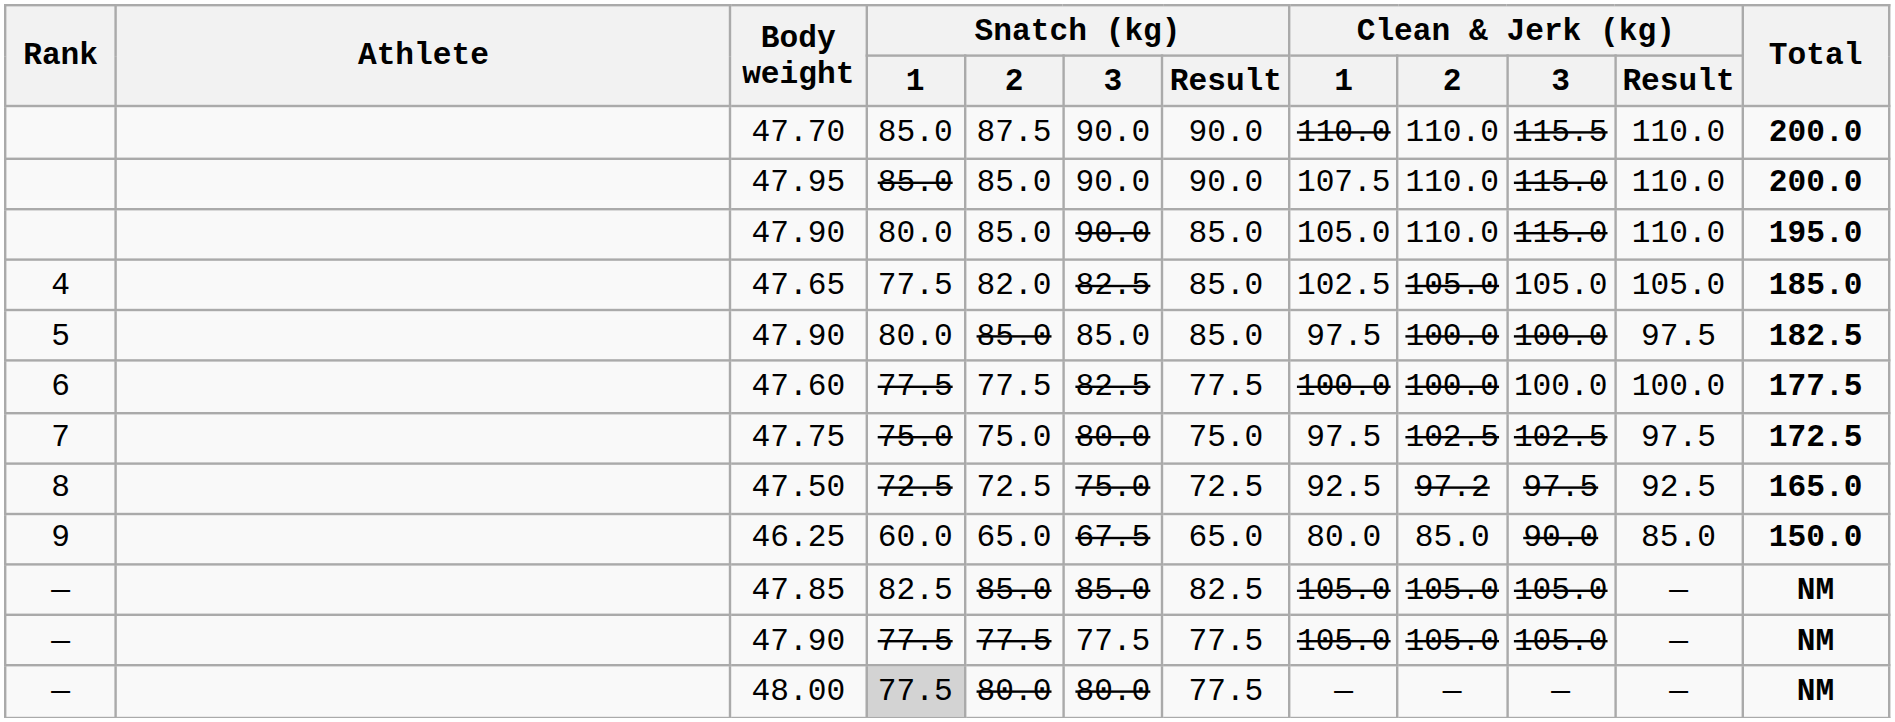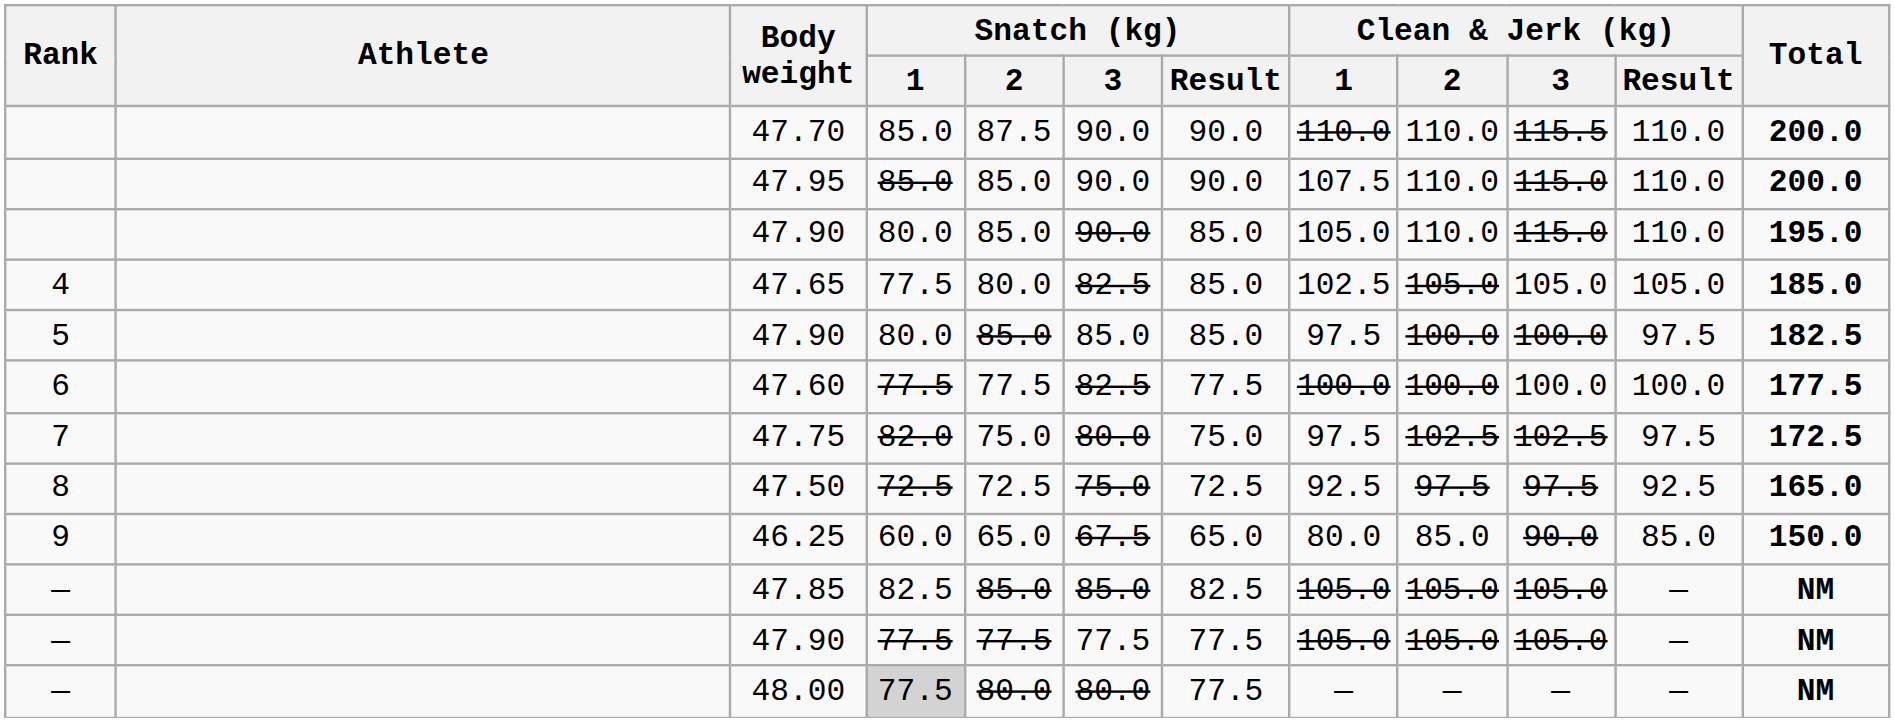(1014, 285) 82.0 -> (1014, 285) 80.0
(915, 437) 75.0 -> (915, 437) 82.0
(1452, 488) 97.2 -> (1452, 488) 97.5
